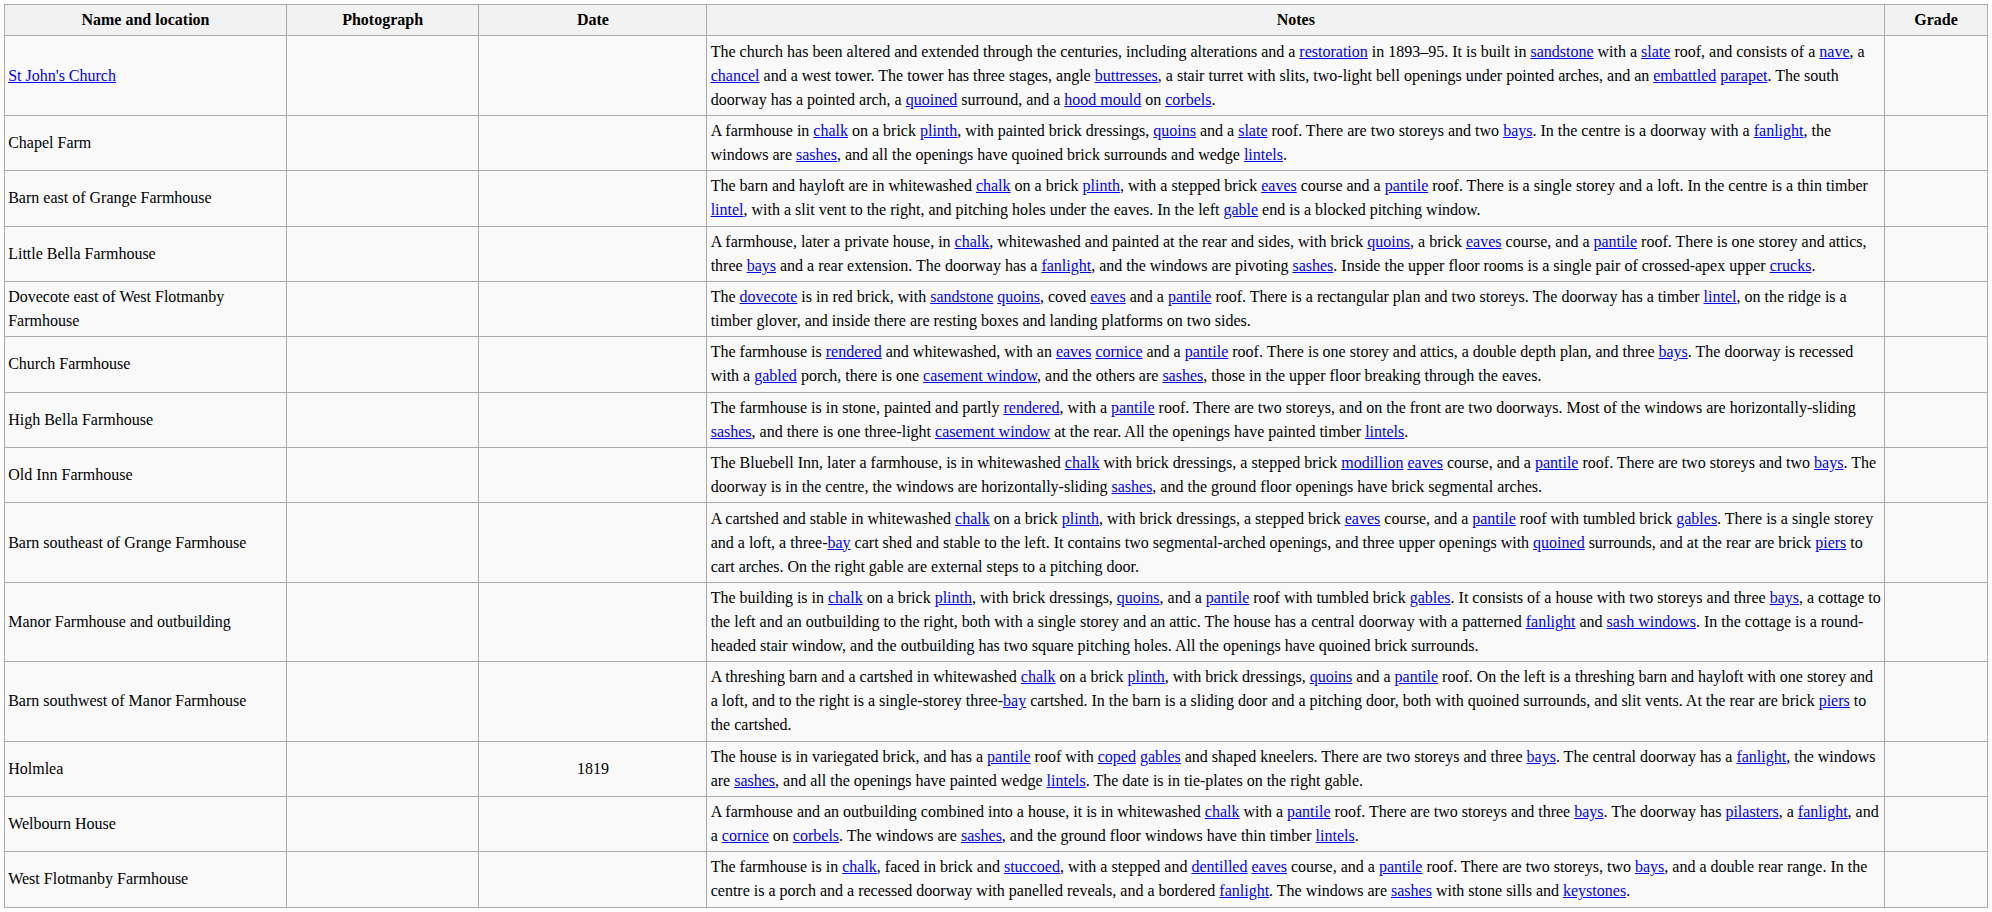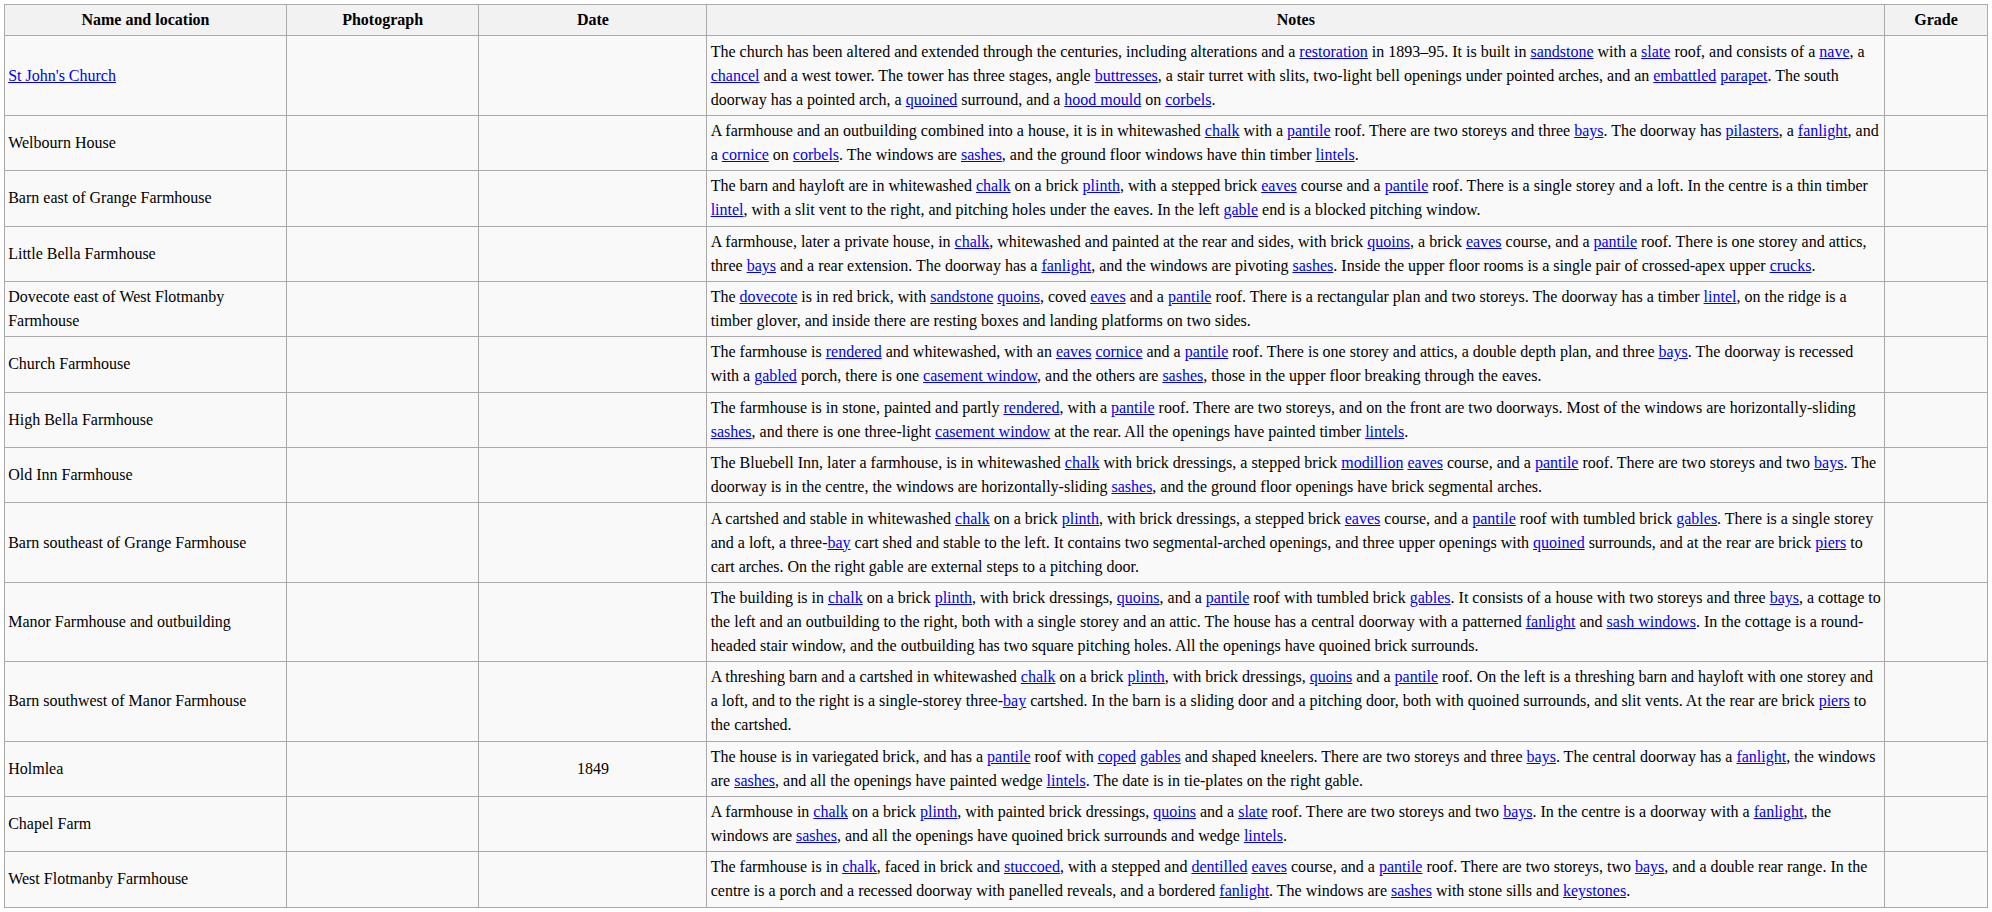rows swapped: (50, 142) <-> (62, 824)
(593, 768) 1819 -> (593, 768) 1849
